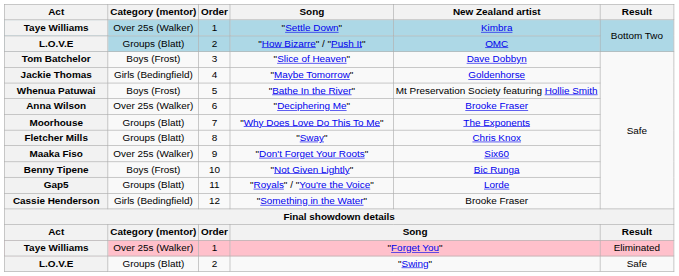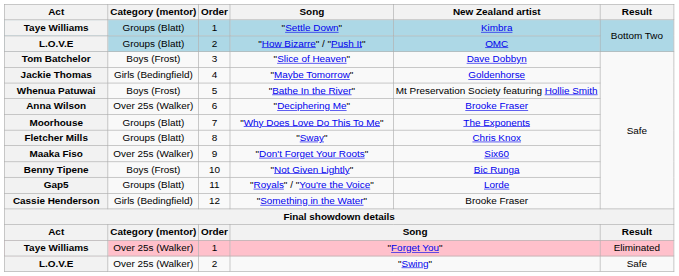(153, 28) Over 25s (Walker) -> (153, 28) Groups (Blatt)
(153, 264) Groups (Blatt) -> (153, 264) Over 25s (Walker)
